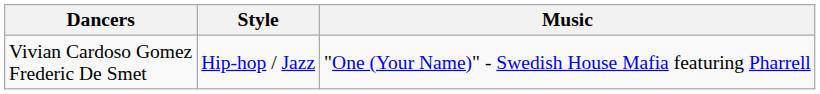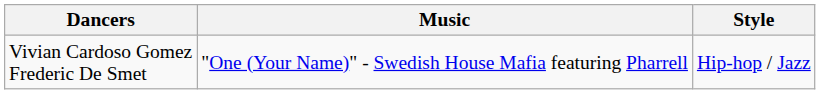columns swapped: (258, 19) <-> (567, 19)
